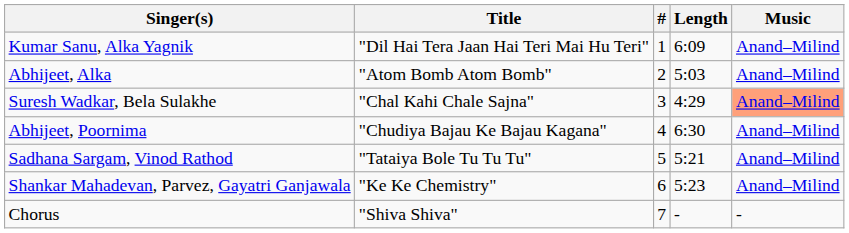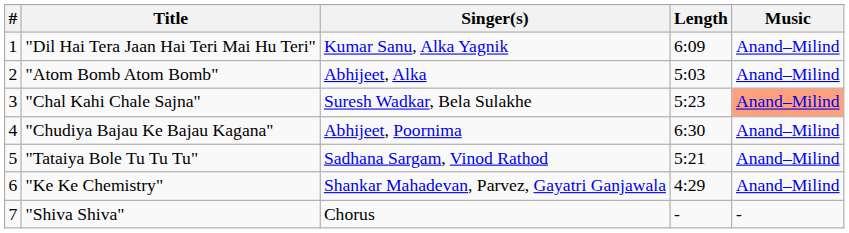columns swapped: (662, 18) <-> (180, 18)
(690, 102) 4:29 -> (690, 102) 5:23
(690, 185) 5:23 -> (690, 185) 4:29
